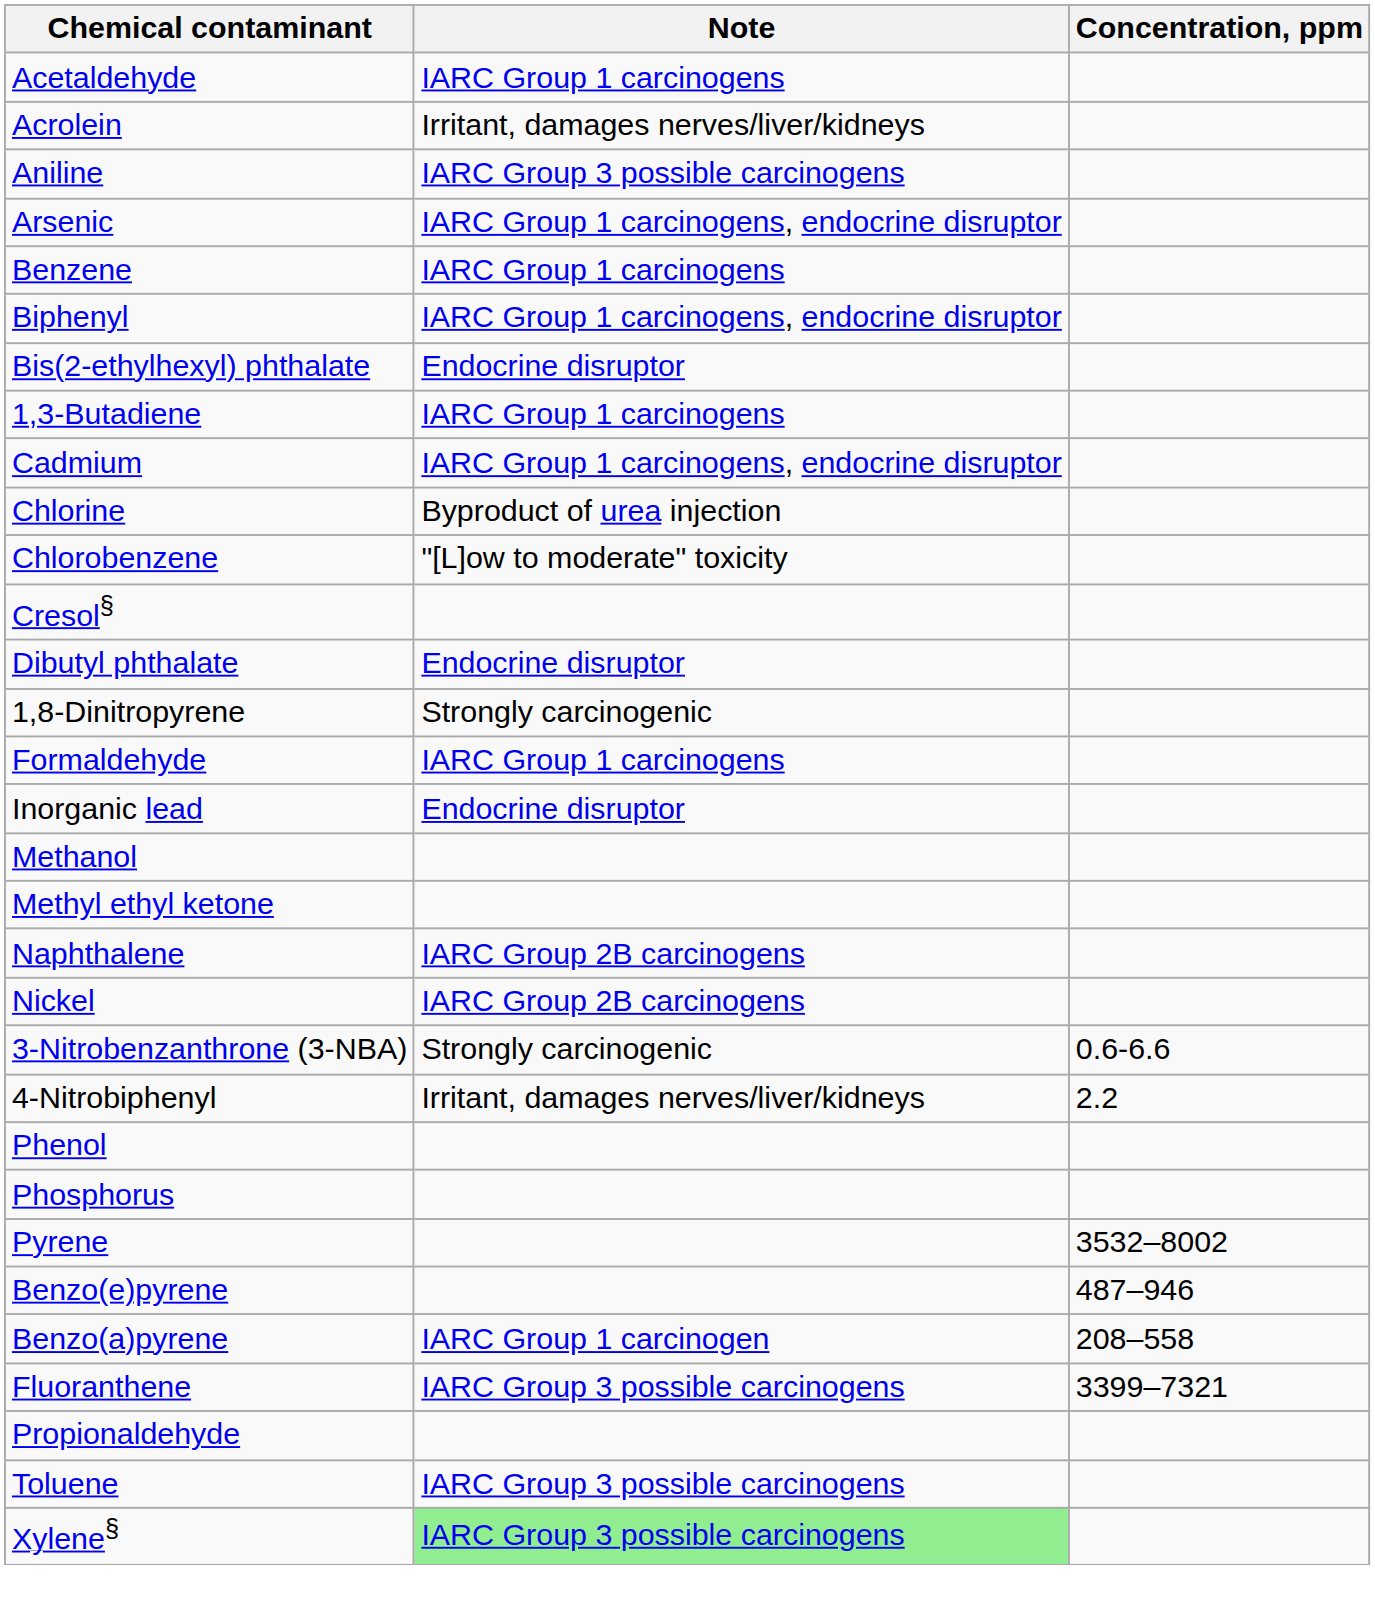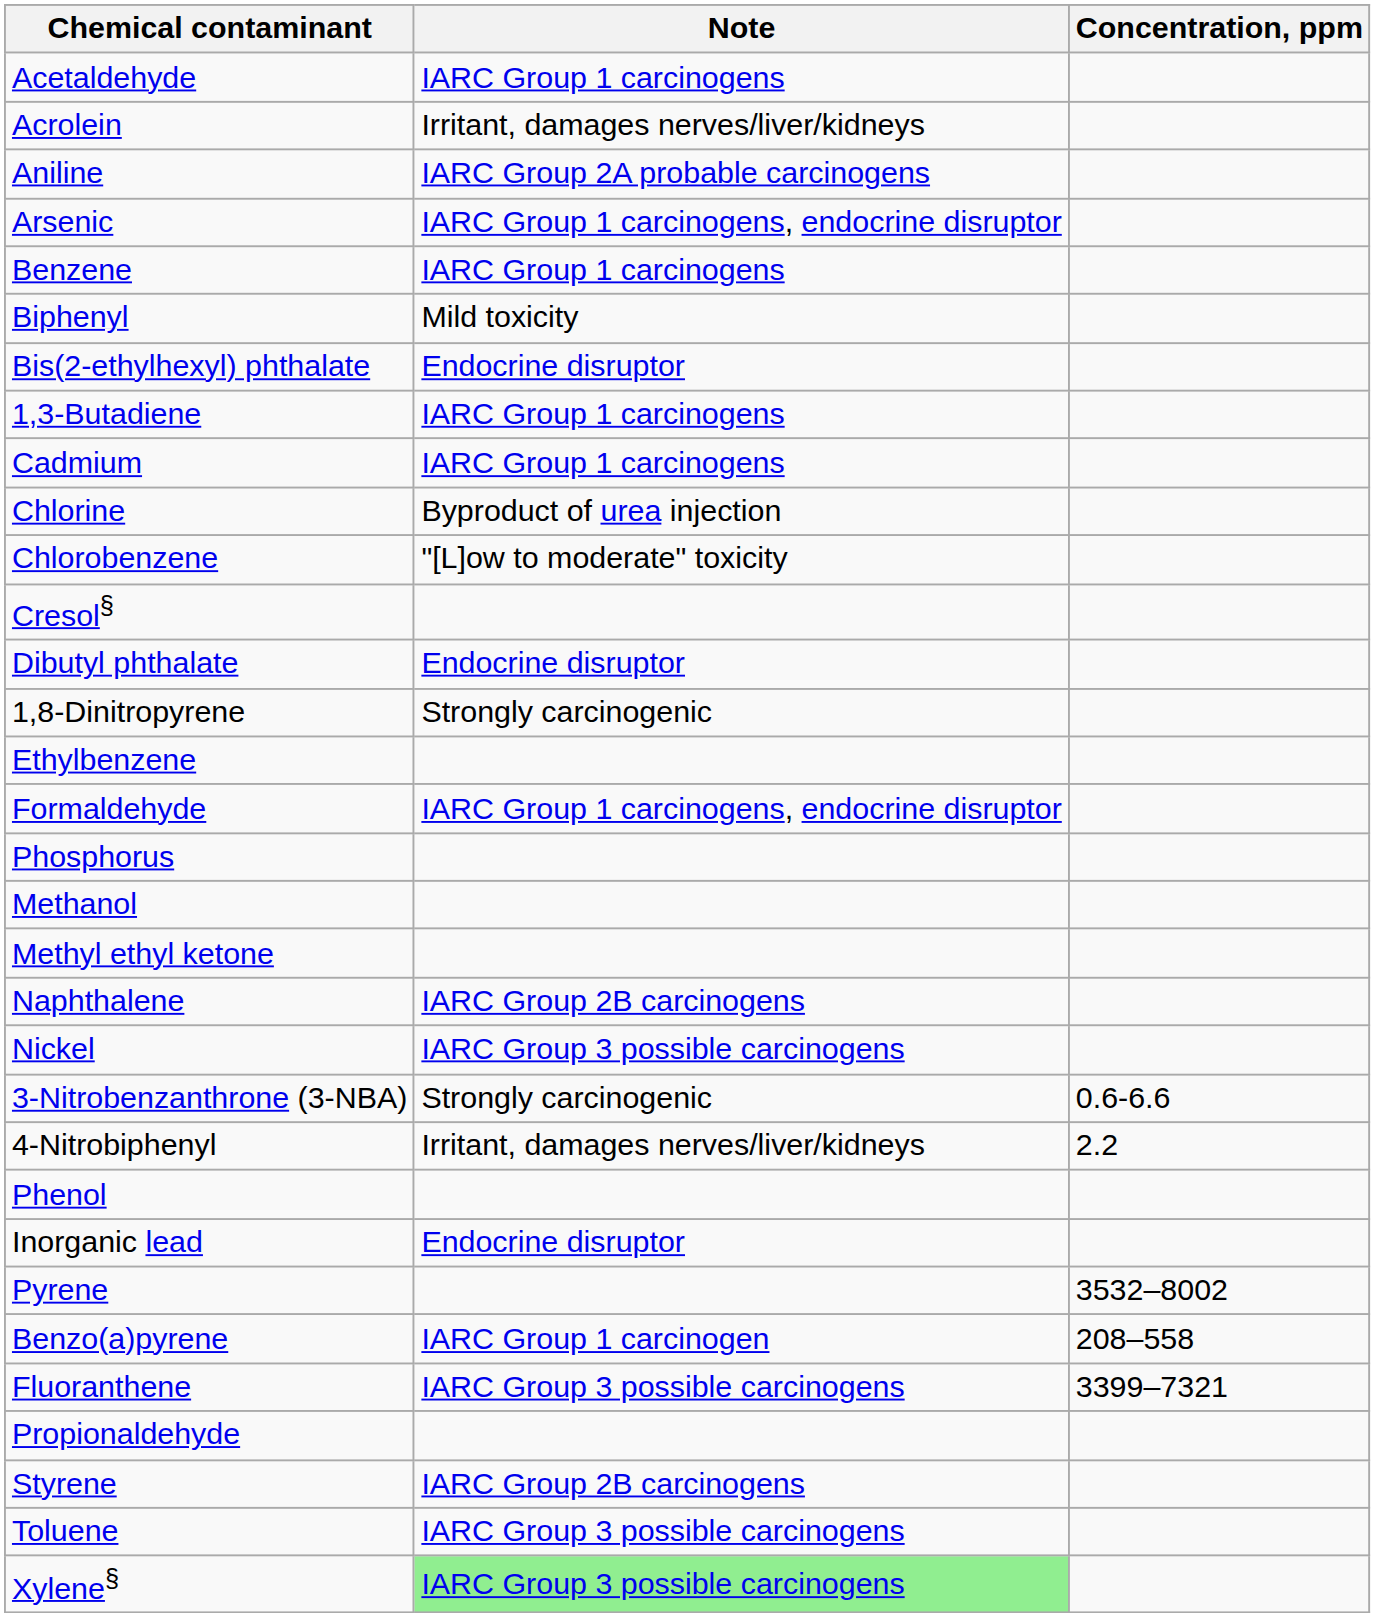(663, 173) IARC Group 3 possible carcinogens -> (676, 173) IARC Group 2A probable carcinogens
(742, 317) IARC Group 1 carcinogens, endocrine disruptor -> (500, 317) Mild toxicity
(742, 462) IARC Group 1 carcinogens, endocrine disruptor -> (603, 462) IARC Group 1 carcinogens
+ row: (104, 760)
(603, 760) IARC Group 1 carcinogens -> (742, 808) IARC Group 1 carcinogens, endocrine disruptor
rows swapped: (107, 808) <-> (93, 1193)
(613, 1001) IARC Group 2B carcinogens -> (663, 1049) IARC Group 3 possible carcinogens
- row: (120, 1290)
+ row: (64, 1483)
